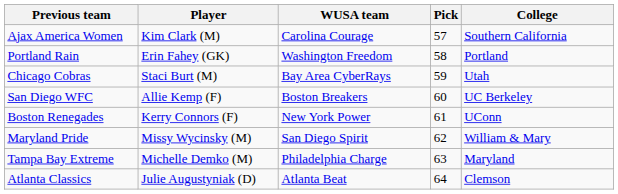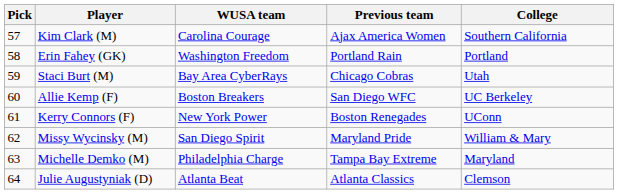columns swapped: (446, 14) <-> (71, 14)
